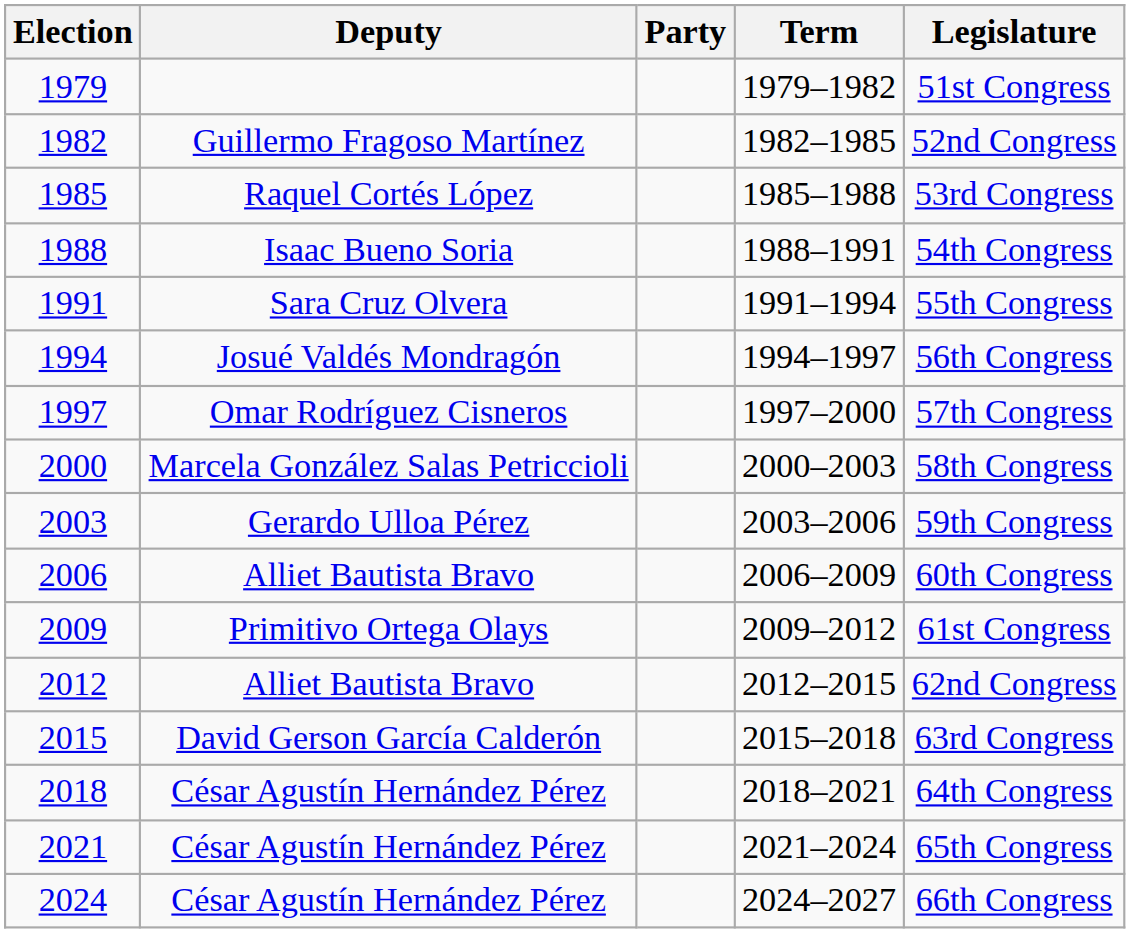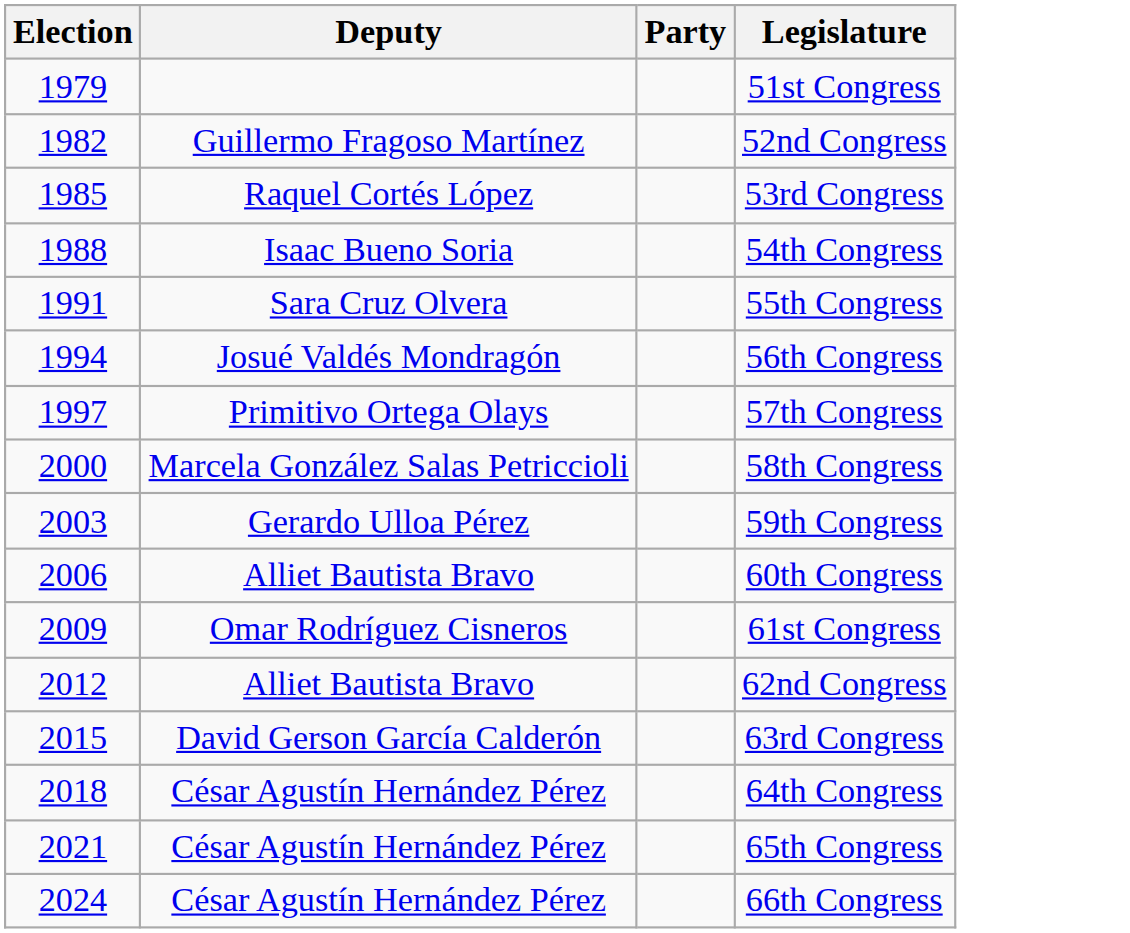- column: (819, 31)
(389, 411) Omar Rodríguez Cisneros -> (389, 411) Primitivo Ortega Olays
(389, 628) Primitivo Ortega Olays -> (389, 628) Omar Rodríguez Cisneros
